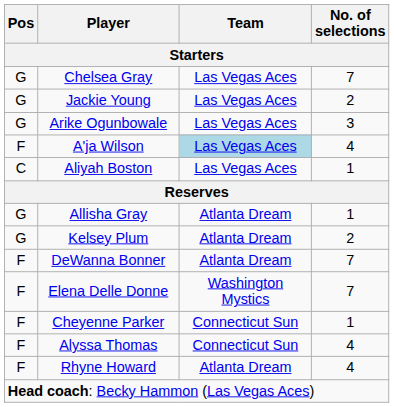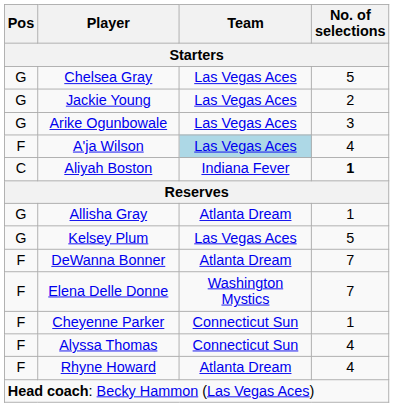(350, 77) 7 -> (350, 77) 5
(245, 169) Las Vegas Aces -> (245, 169) Indiana Fever
(350, 169) normal -> (350, 169) bold
(245, 237) Atlanta Dream -> (245, 237) Las Vegas Aces
(350, 237) 2 -> (350, 237) 5
